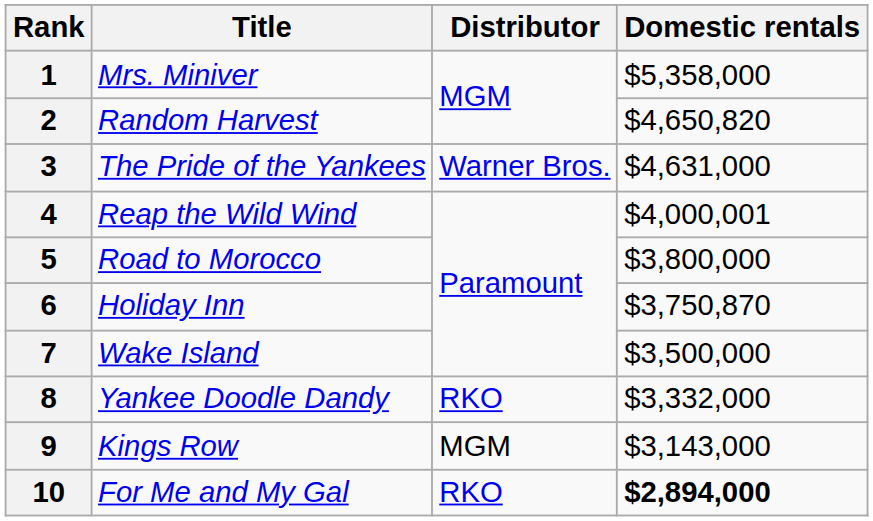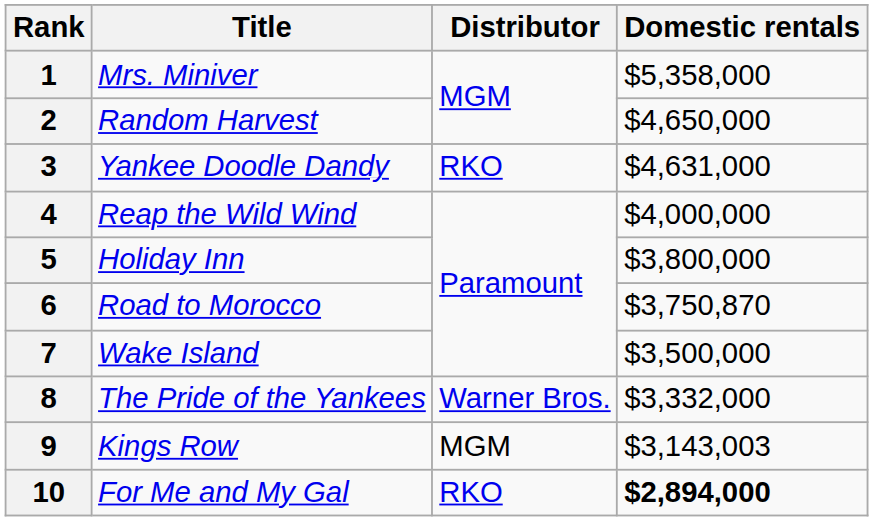(697, 120) $4,650,820 -> (697, 120) $4,650,000
(262, 167) The Pride of the Yankees -> (243, 167) Yankee Doodle Dandy
(525, 167) Warner Bros. -> (471, 167) RKO
(697, 213) $4,000,001 -> (697, 213) $4,000,000
(210, 259) Road to Morocco -> (171, 259) Holiday Inn
(171, 306) Holiday Inn -> (210, 306) Road to Morocco
(243, 399) Yankee Doodle Dandy -> (262, 399) The Pride of the Yankees
(471, 399) RKO -> (525, 399) Warner Bros.
(697, 445) $3,143,000 -> (697, 445) $3,143,003
